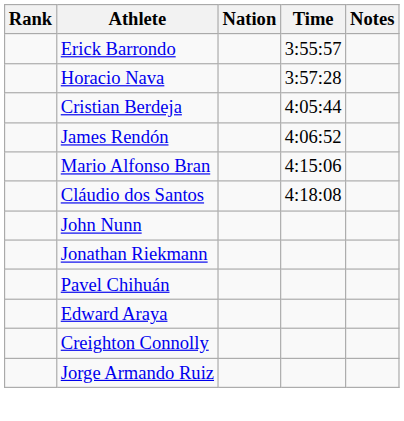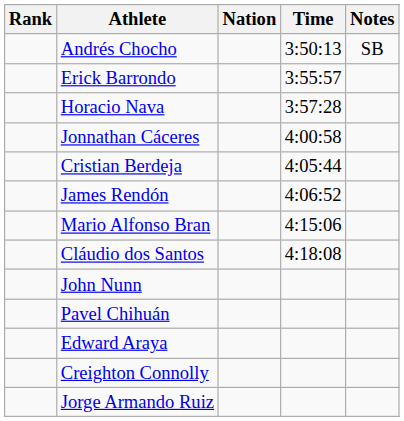+ row: (119, 48)
+ row: (130, 136)
- row: (134, 254)
